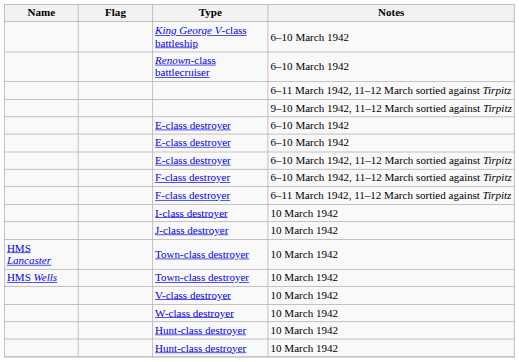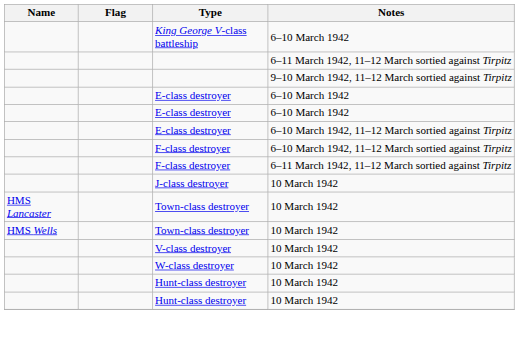- row: (185, 66)
- row: (191, 213)
